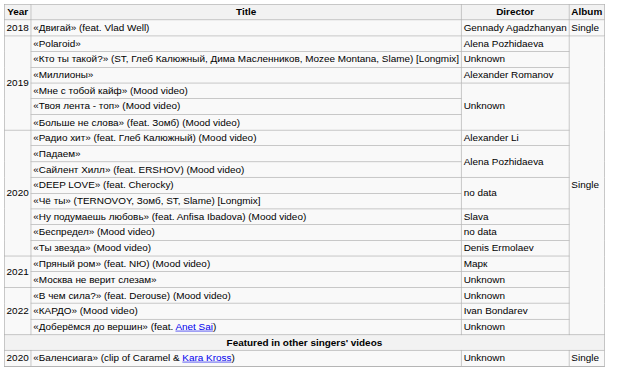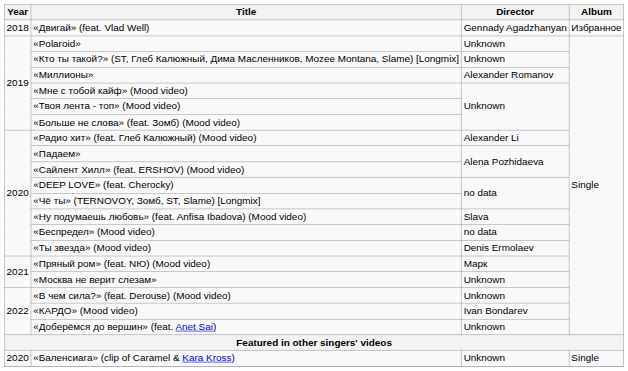(585, 28) Single -> (596, 28) Избранное
(504, 43) Alena Pozhidaeva -> (484, 43) Unknown
